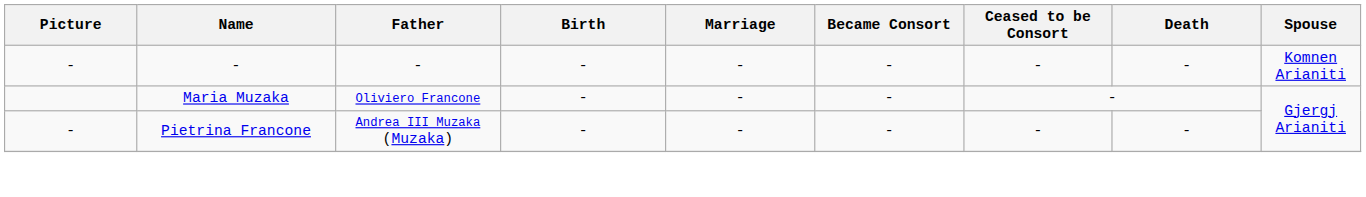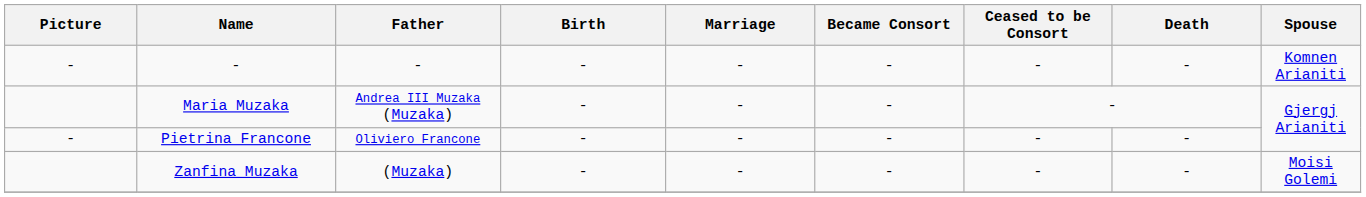(418, 99) Oliviero Francone -> (418, 108) Andrea III Muzaka (Muzaka)
(418, 132) Andrea III Muzaka (Muzaka) -> (418, 140) Oliviero Francone
+ row: (236, 172)
